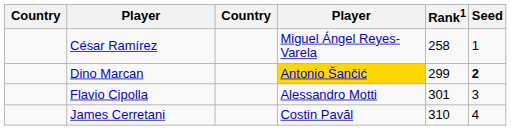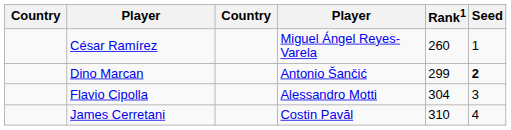(439, 46) 258 -> (439, 46) 260
(324, 73) gold background -> (324, 73) no background
(439, 94) 301 -> (439, 94) 304
